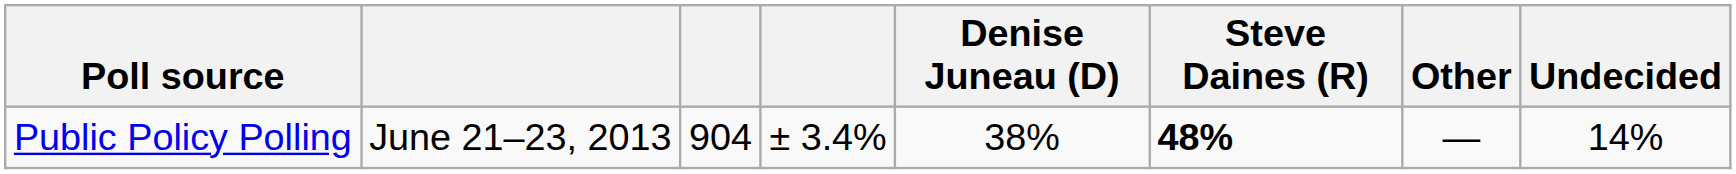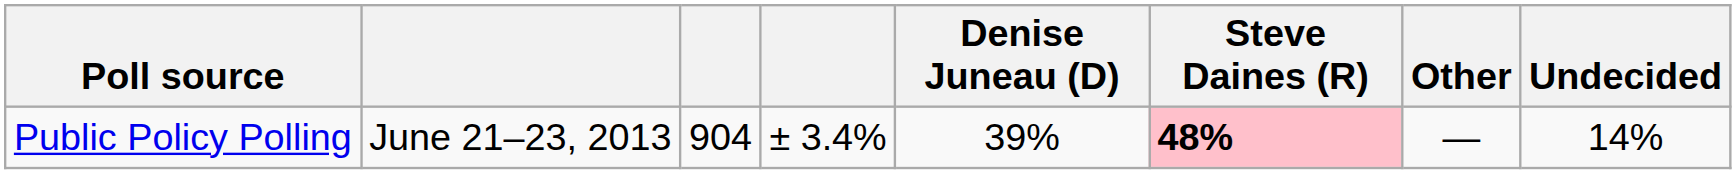(1022, 136) 38% -> (1022, 136) 39%
(1195, 136) no background -> (1195, 136) pink background
